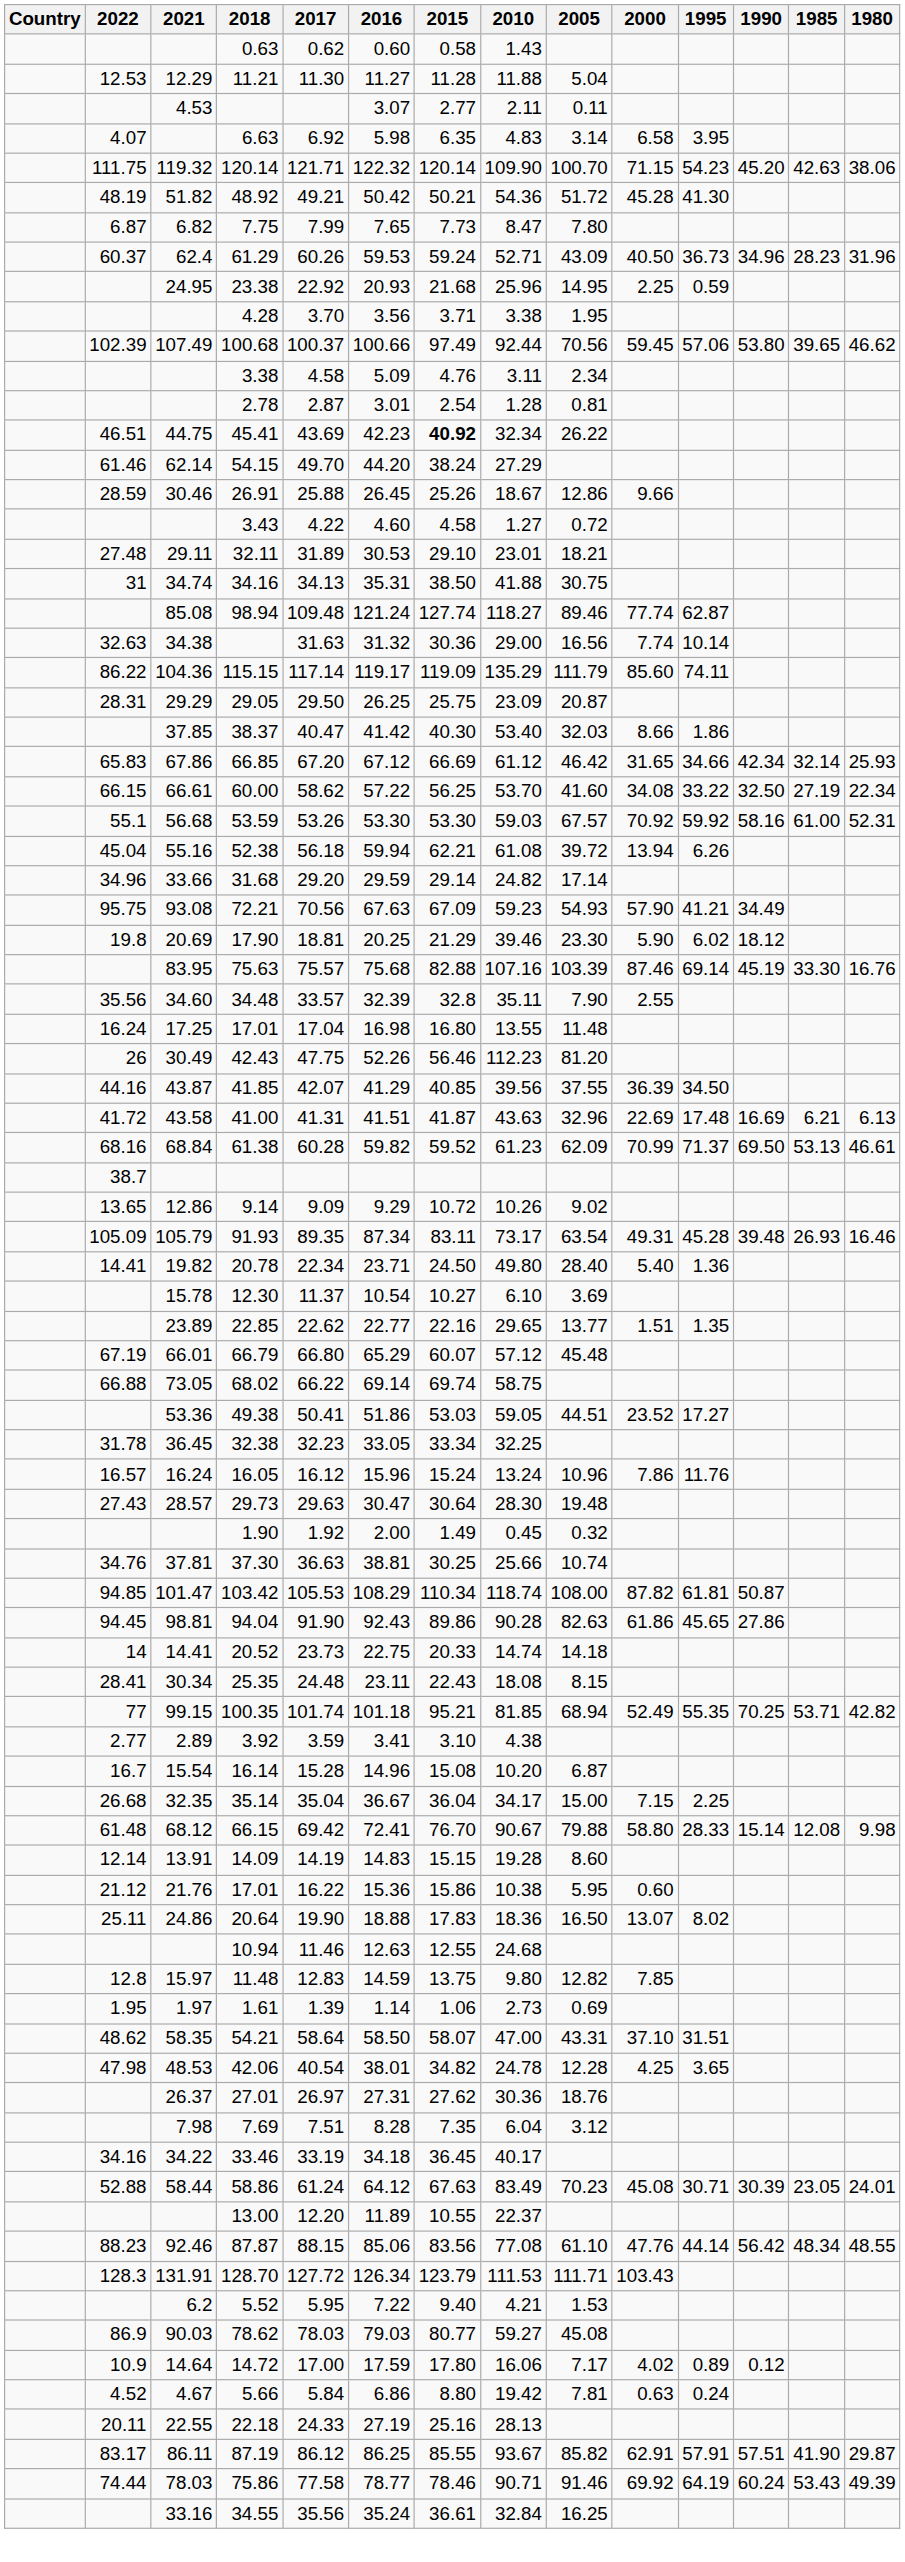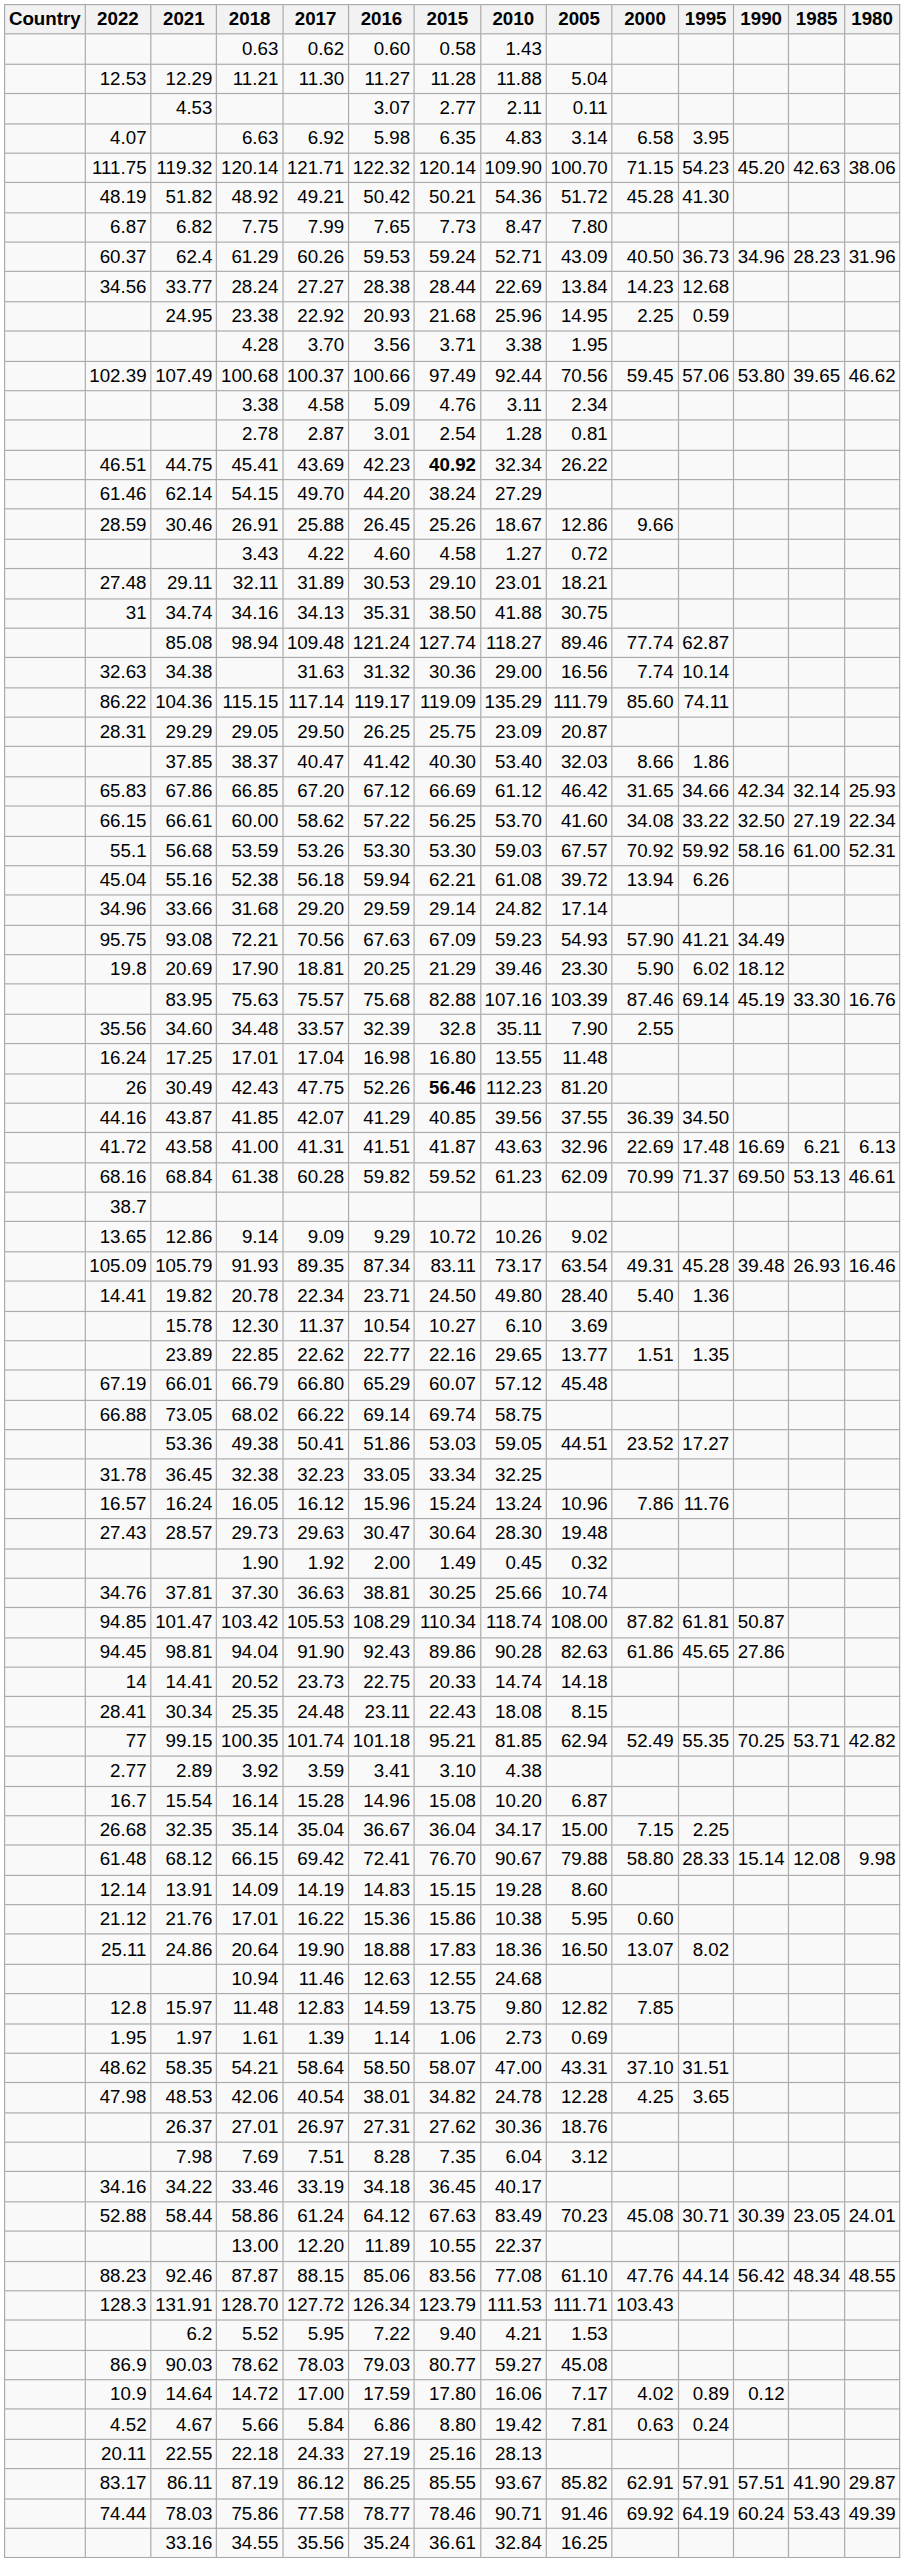+ row: (189, 286)
(453, 1058) normal -> (453, 1088) bold
(584, 1711) 68.94 -> (584, 1741) 62.94
